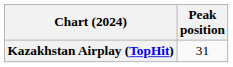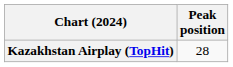(202, 51) 31 -> (202, 51) 28
